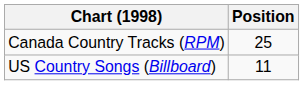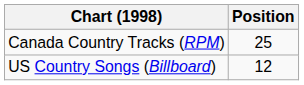(263, 67) 11 -> (263, 67) 12
